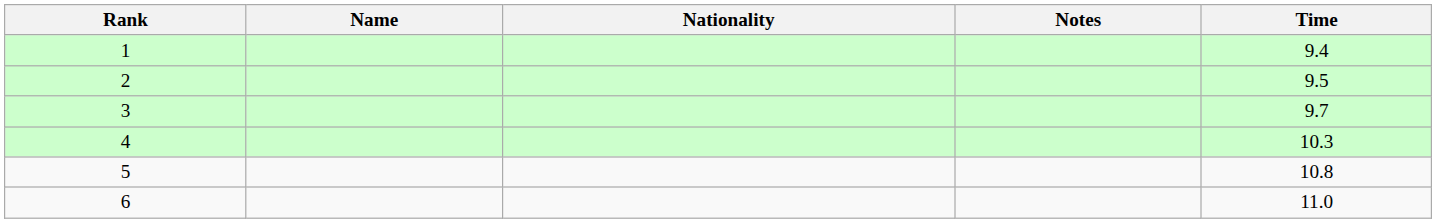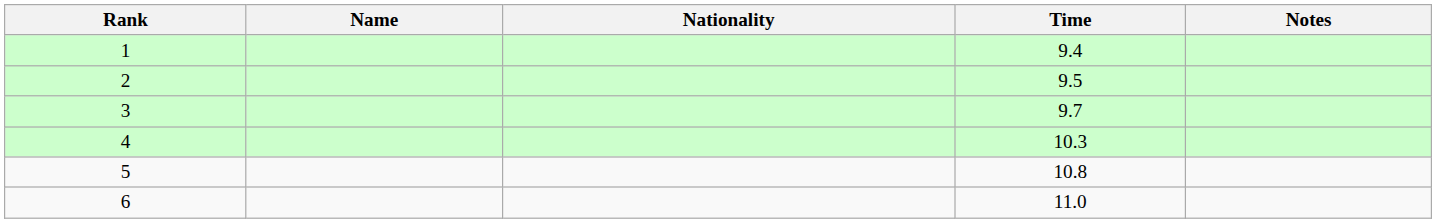columns swapped: (1317, 19) <-> (1078, 19)
